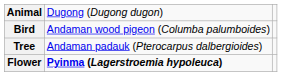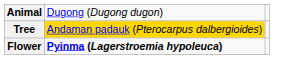- row: (24, 29)
(155, 46) no background -> (155, 29) gold background
